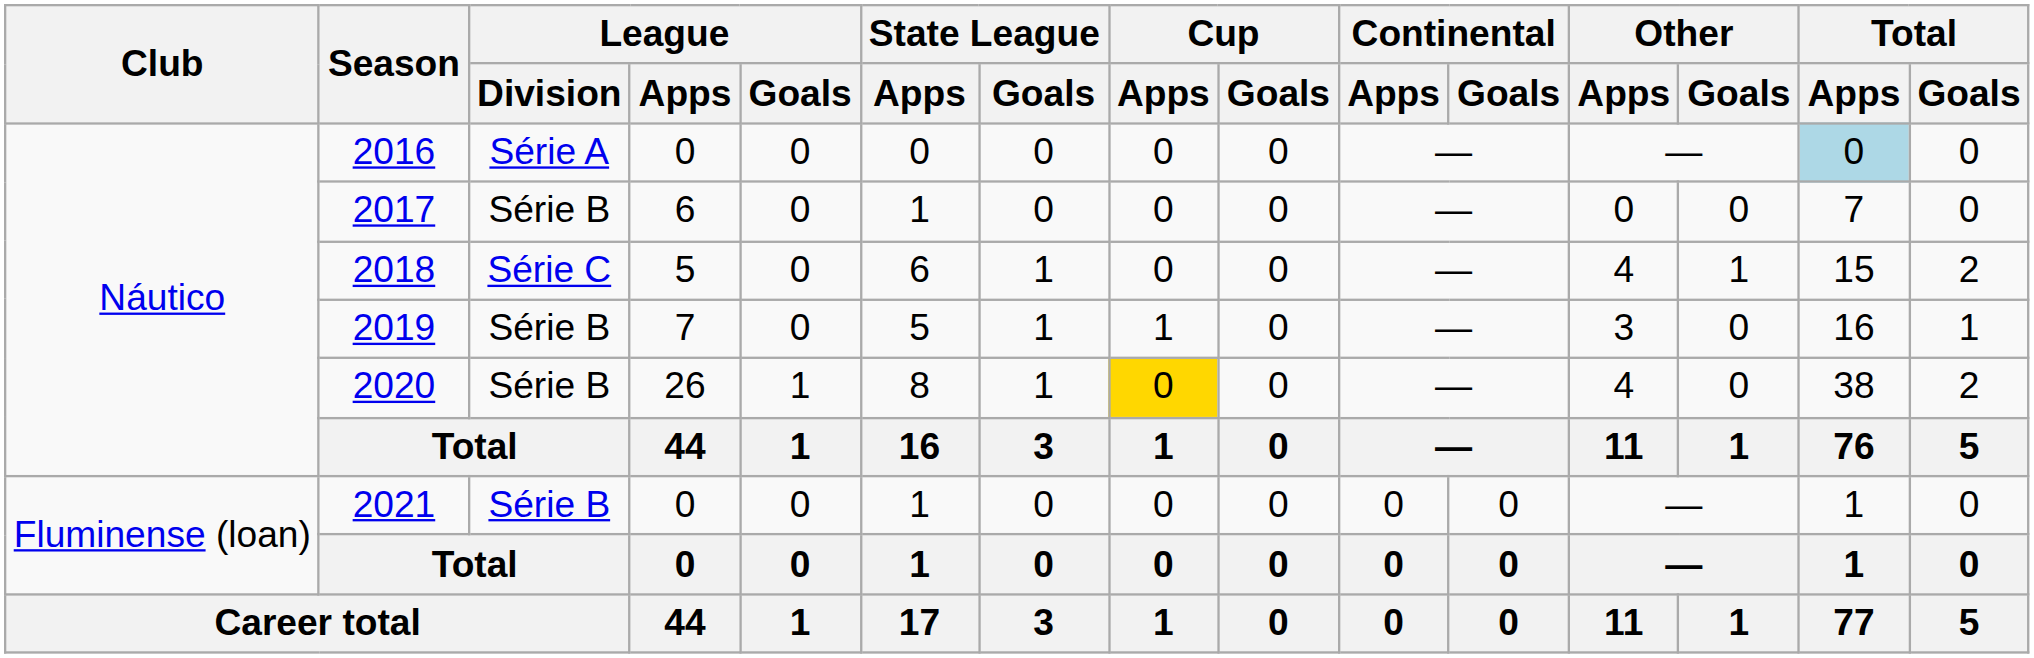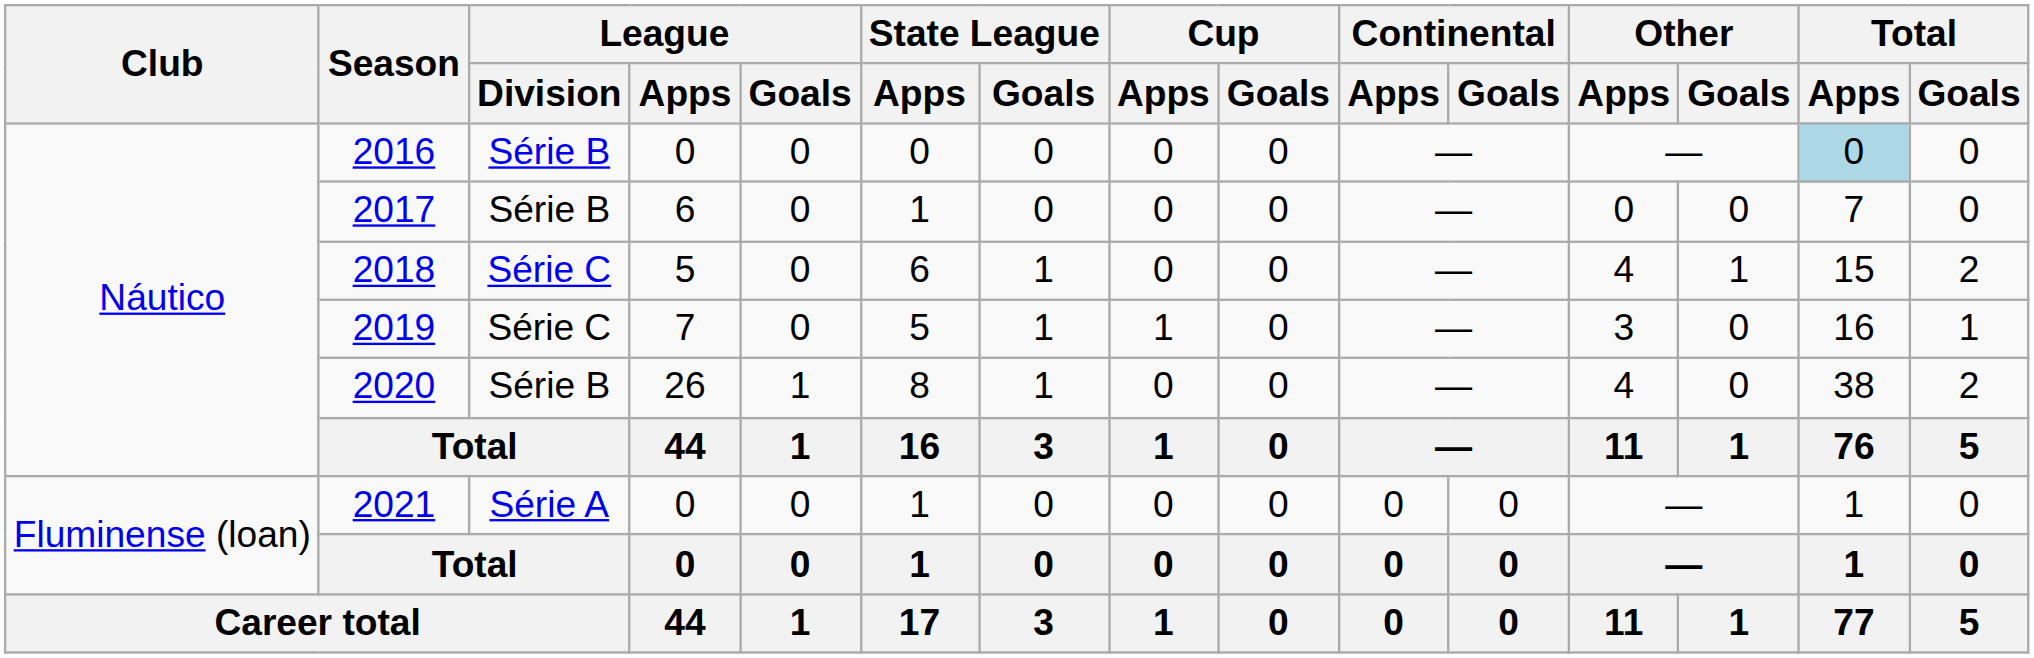(549, 151) Série A -> (549, 151) Série B
(549, 328) Série B -> (549, 328) Série C
(1163, 387) gold background -> (1163, 387) no background
(549, 504) Série B -> (549, 504) Série A
